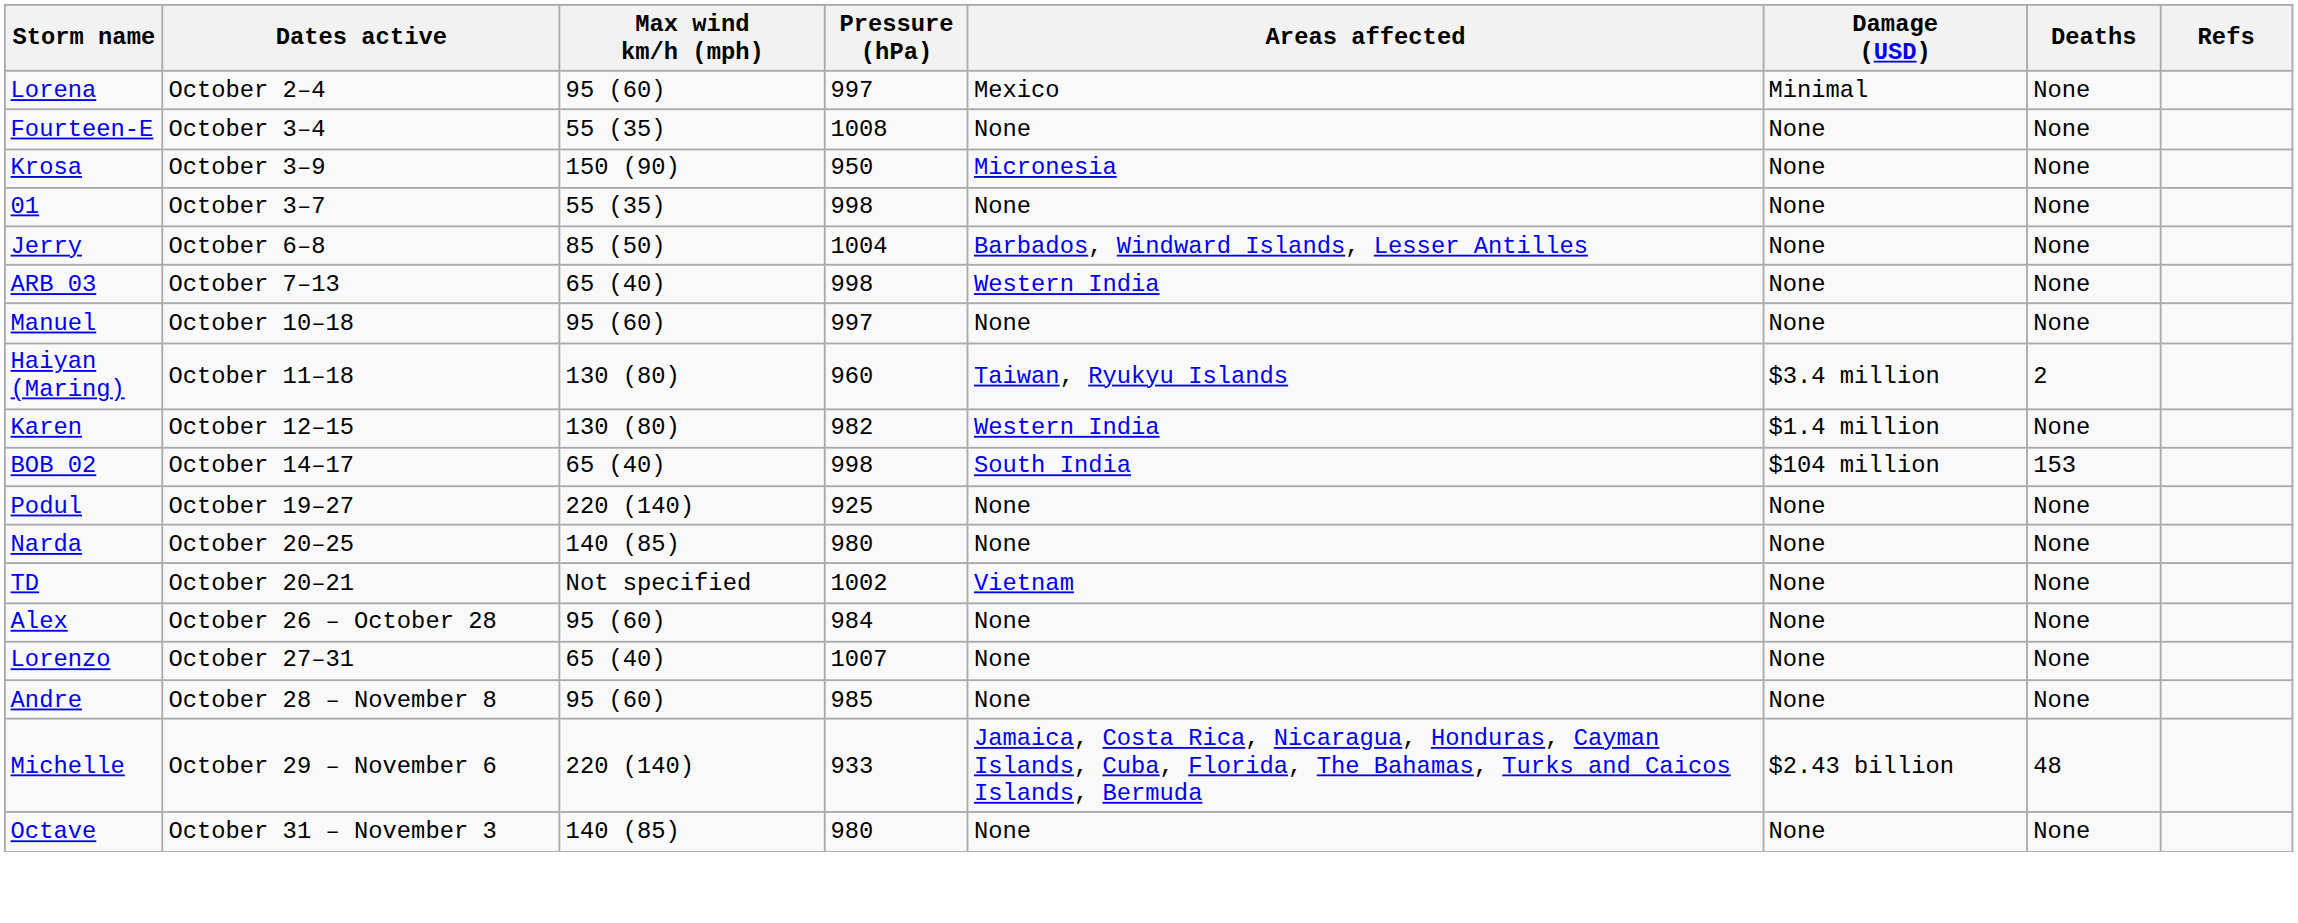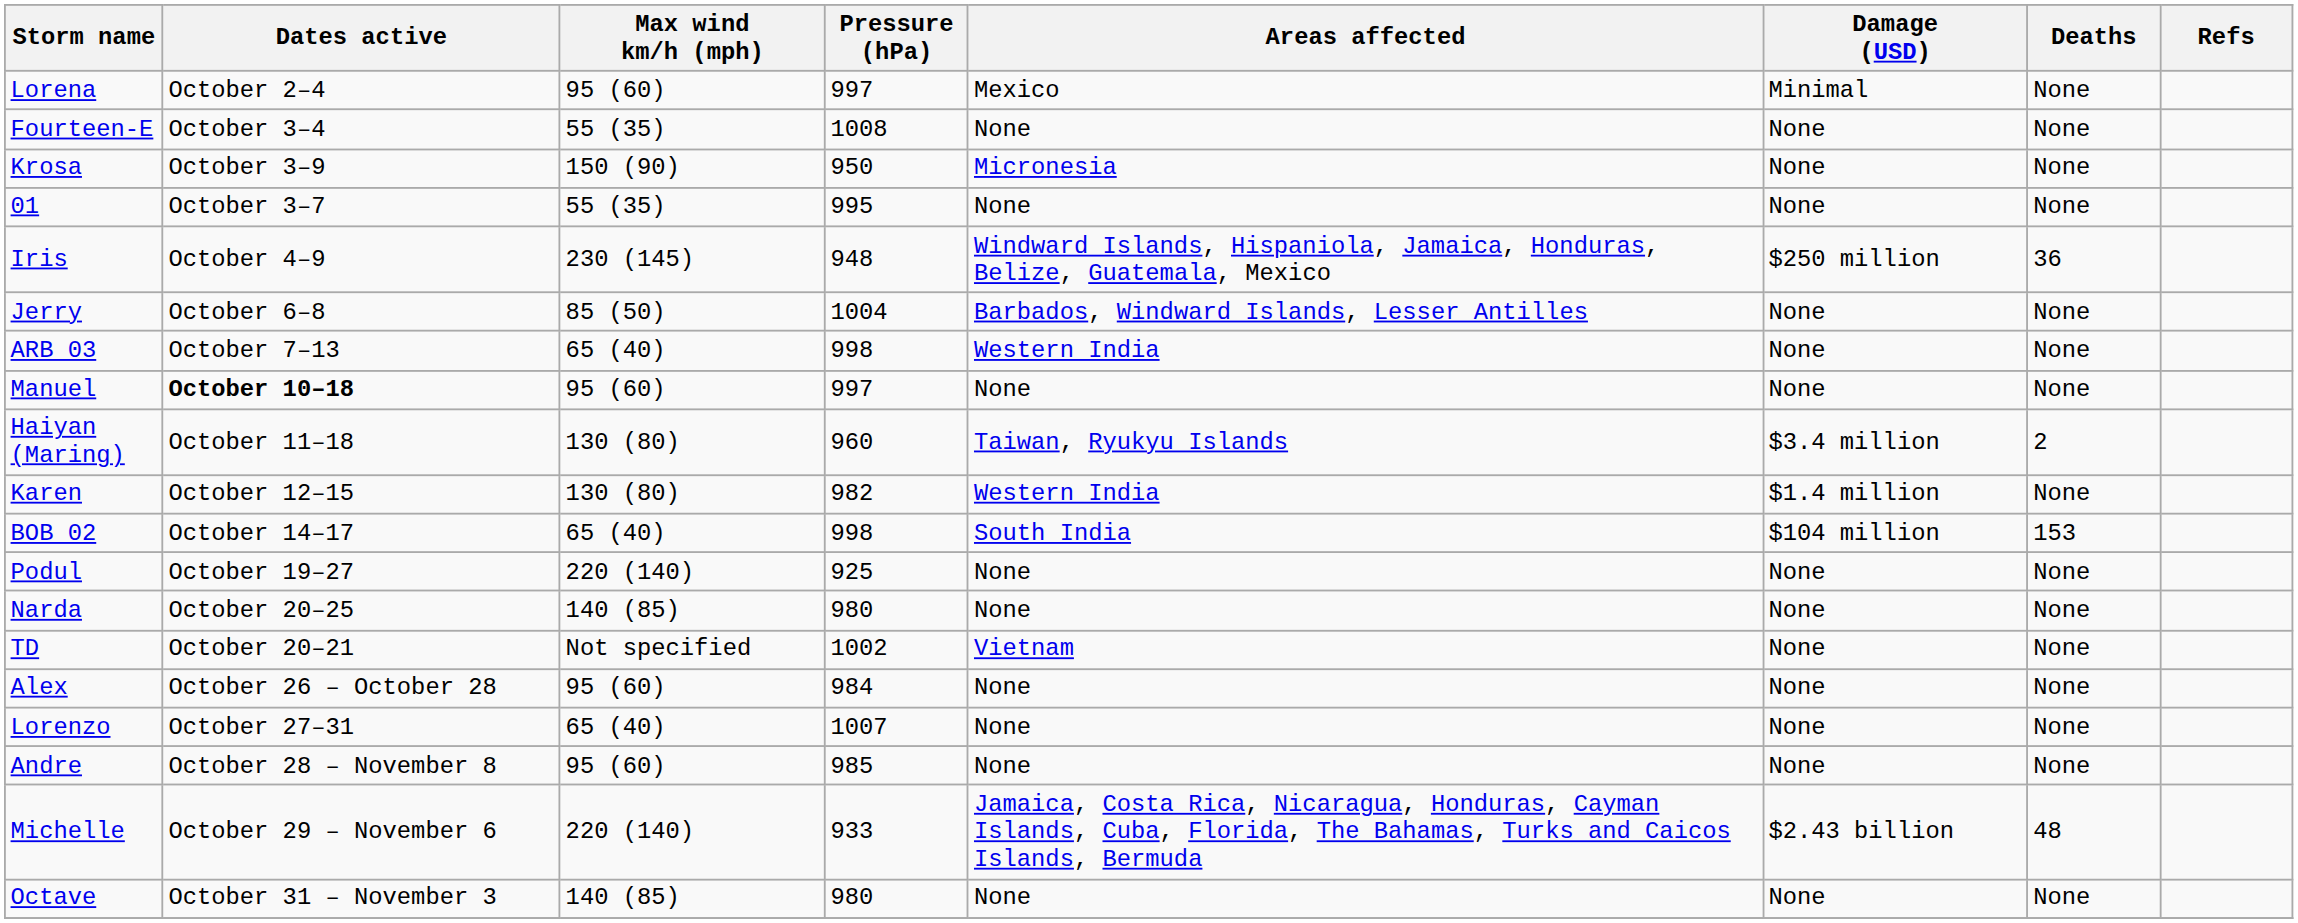(852, 207) 998 -> (852, 207) 995
+ row: (39, 259)
(261, 323) normal -> (261, 389) bold
